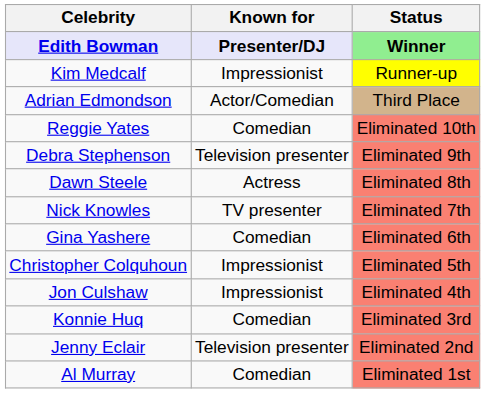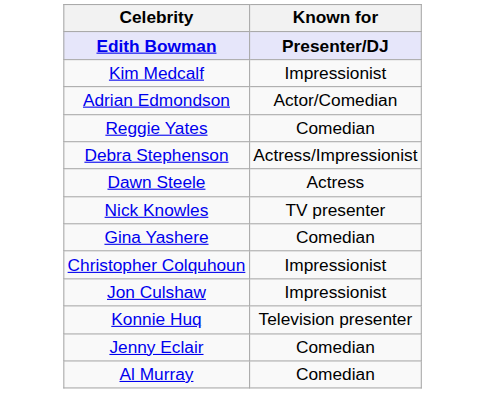- column: (416, 18)
(272, 155) Television presenter -> (335, 155) Actress/Impressionist
(272, 319) Comedian -> (335, 319) Television presenter
(272, 347) Television presenter -> (335, 347) Comedian
